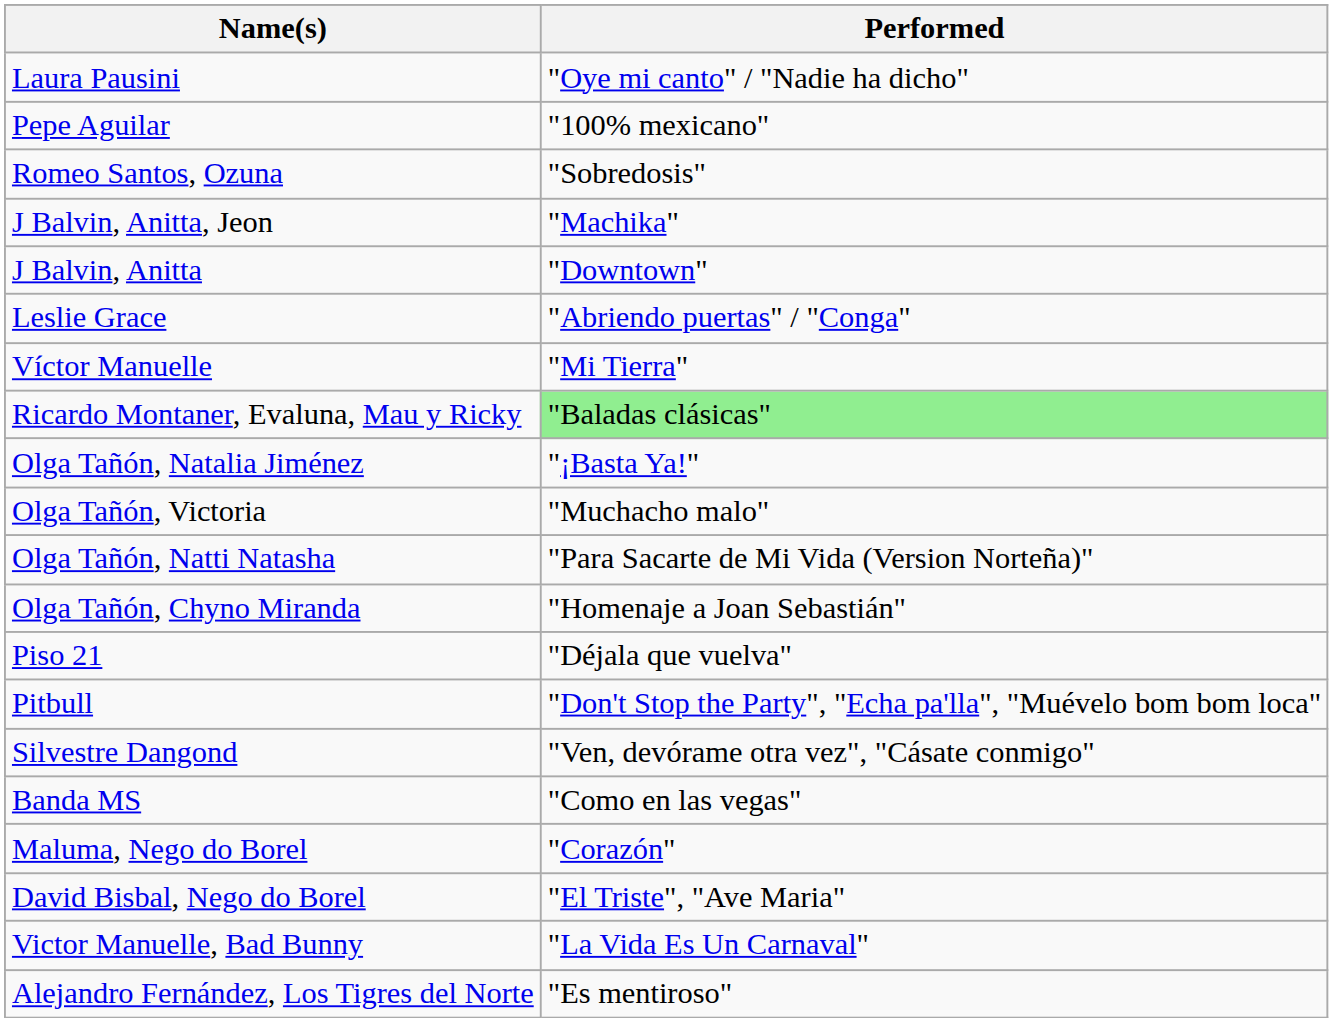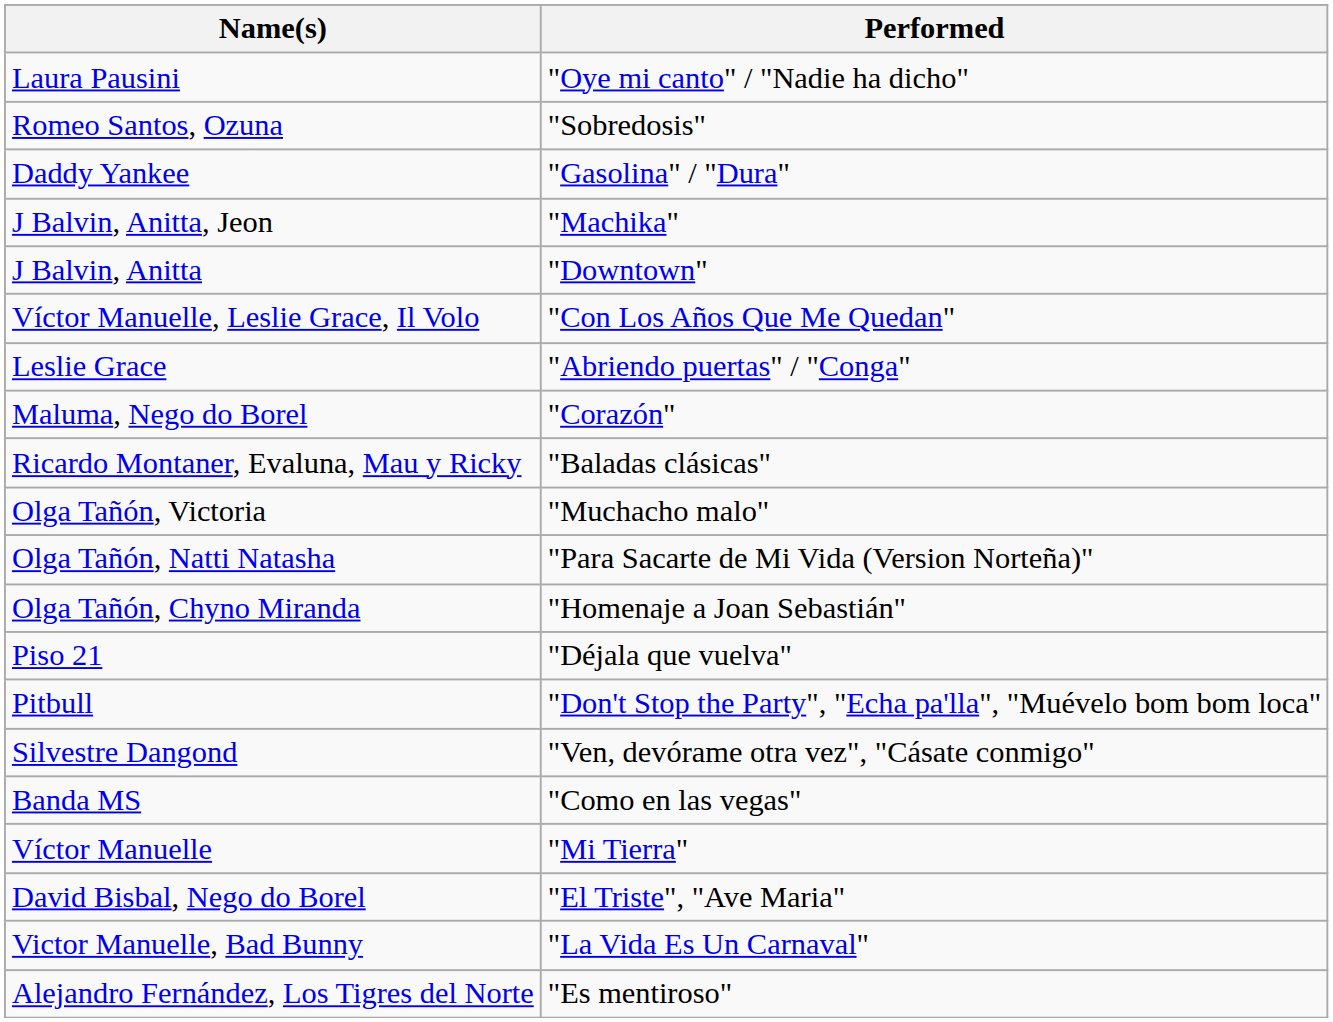- row: (91, 125)
+ row: (101, 173)
+ row: (246, 317)
rows swapped: (112, 366) <-> (160, 848)
(659, 414) lightgreen background -> (659, 462) no background
- row: (188, 462)
